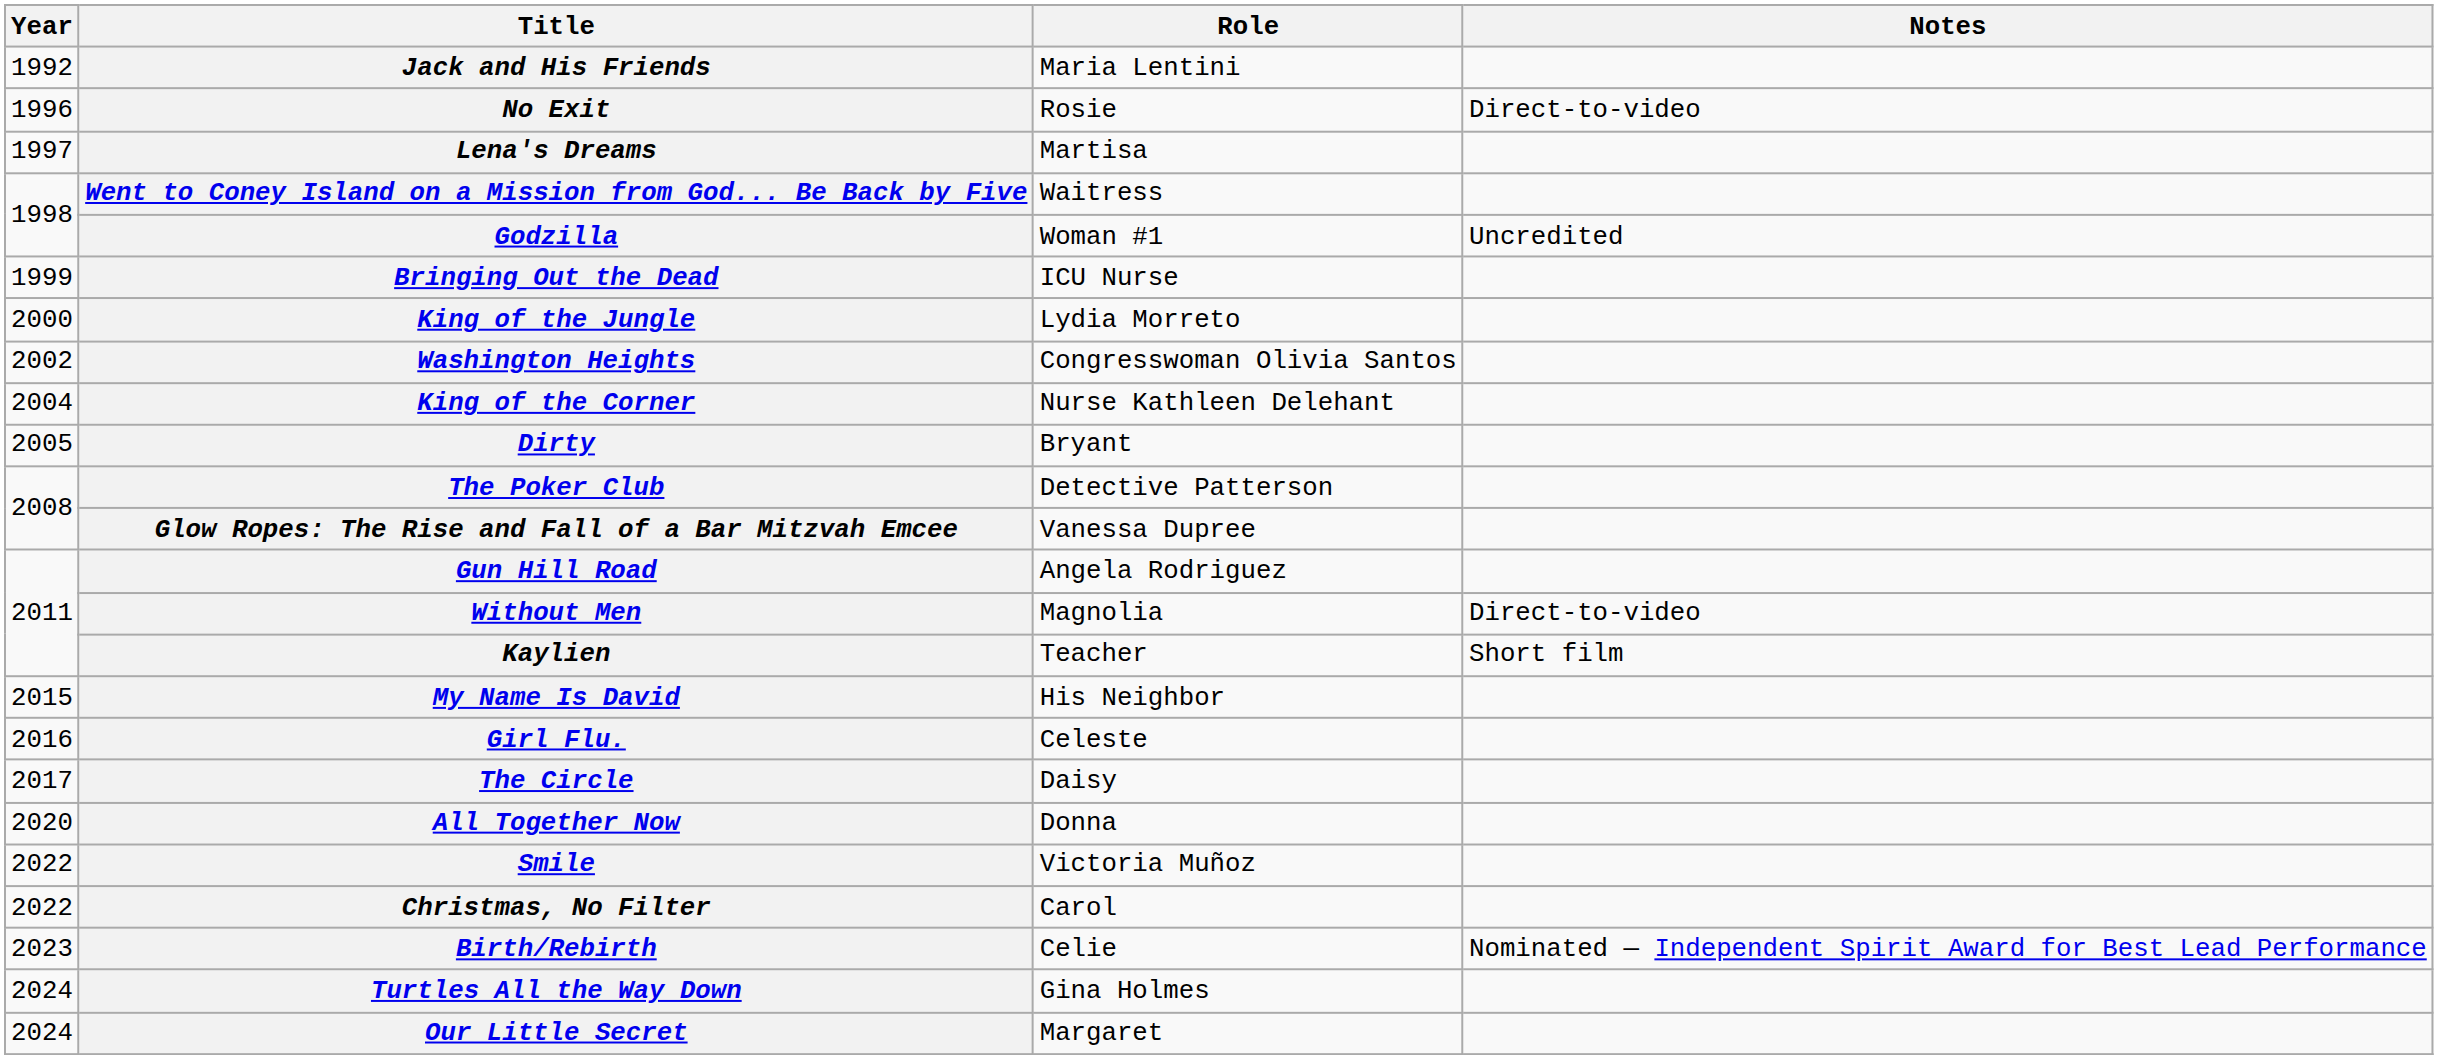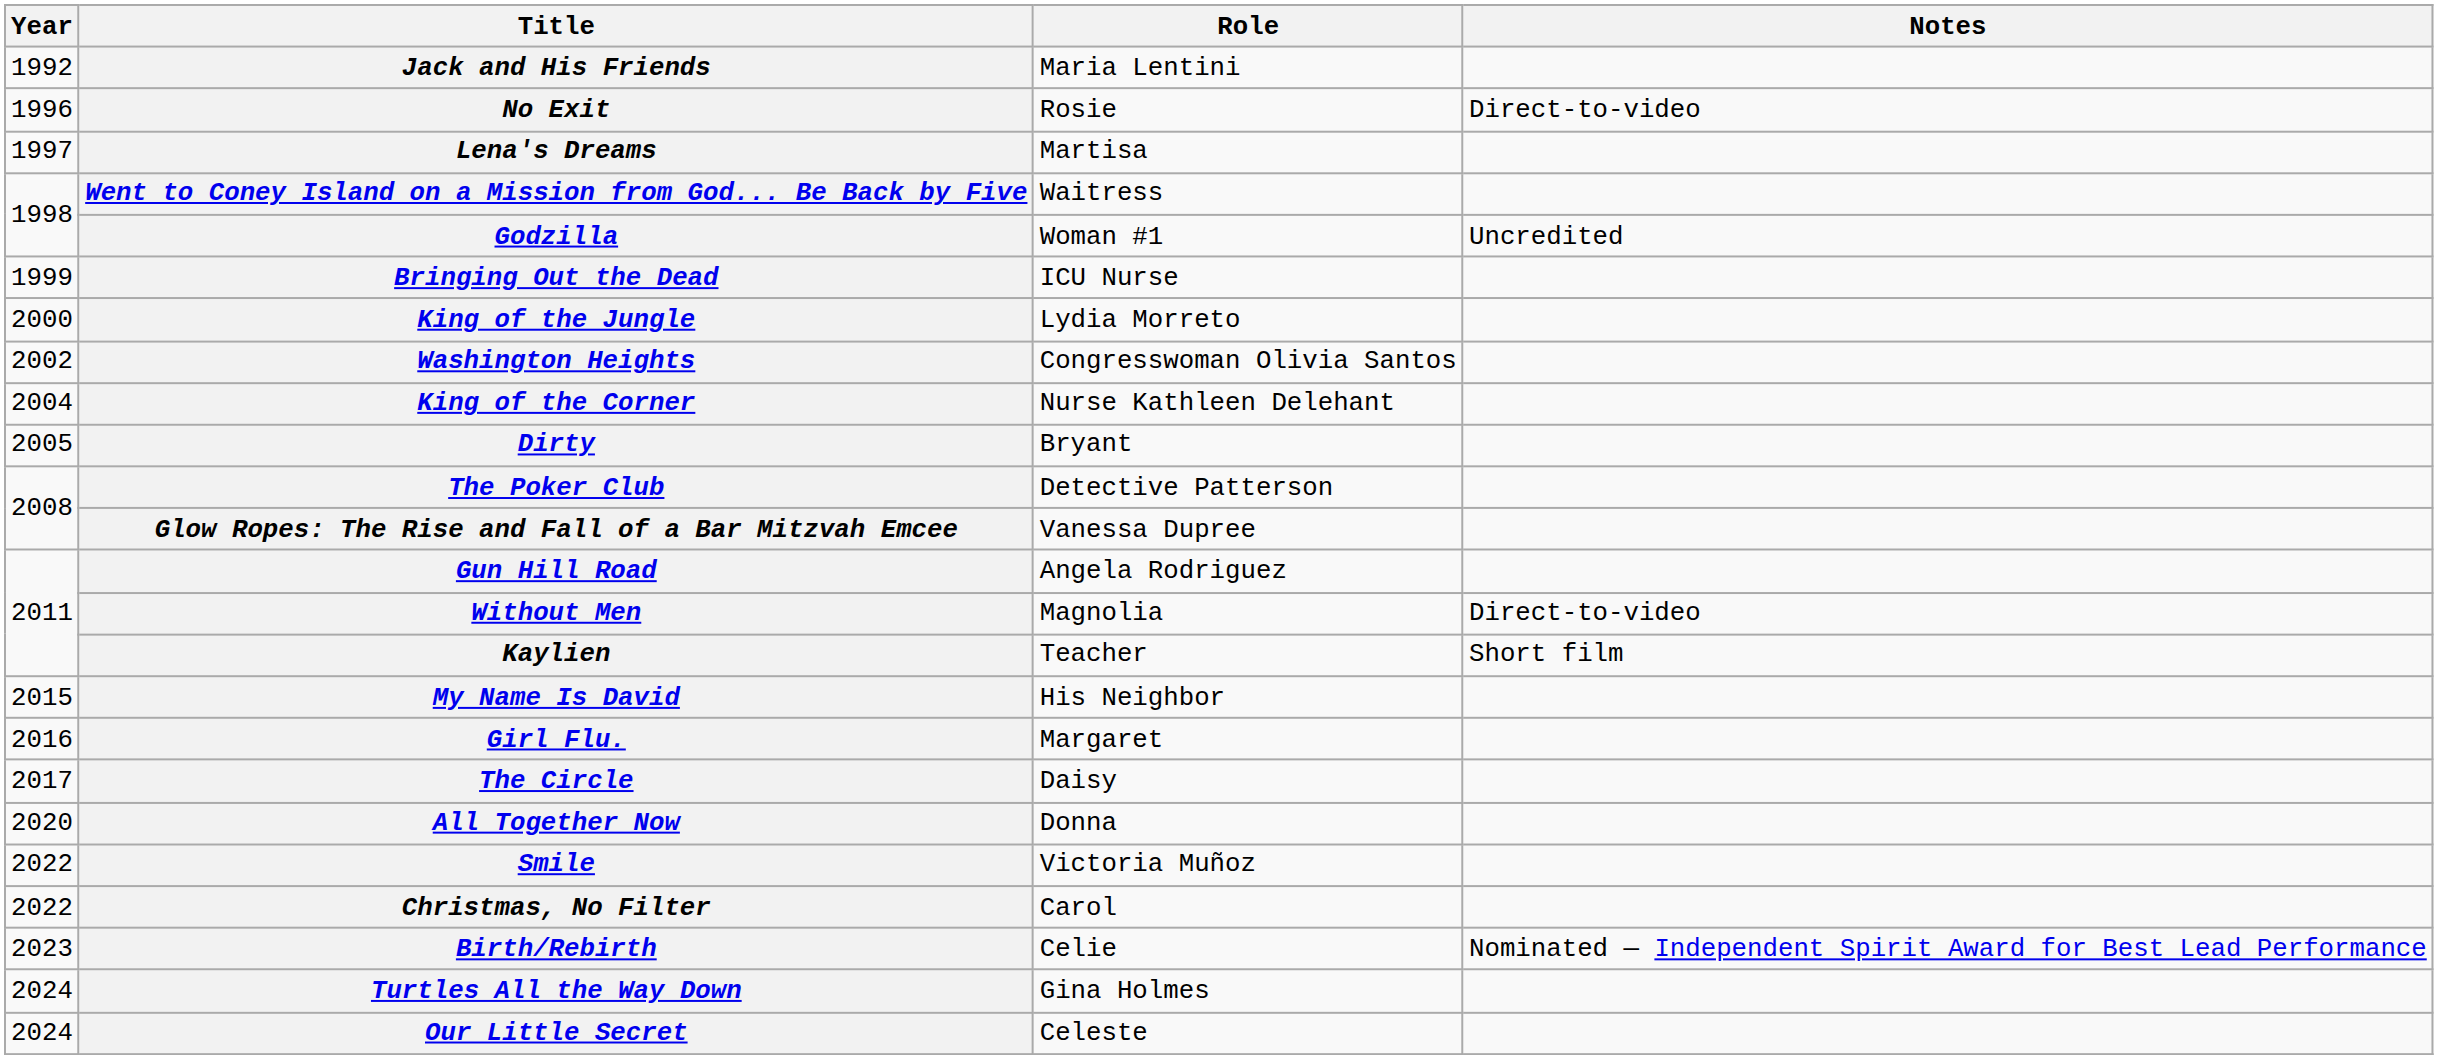(1094, 739) Celeste -> (1101, 739) Margaret
(1101, 1033) Margaret -> (1094, 1033) Celeste
